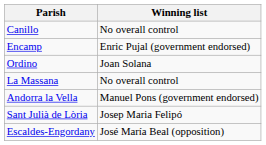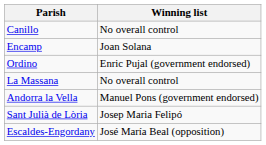(175, 47) Enric Pujal (government endorsed) -> (126, 47) Joan Solana
(126, 64) Joan Solana -> (175, 64) Enric Pujal (government endorsed)
